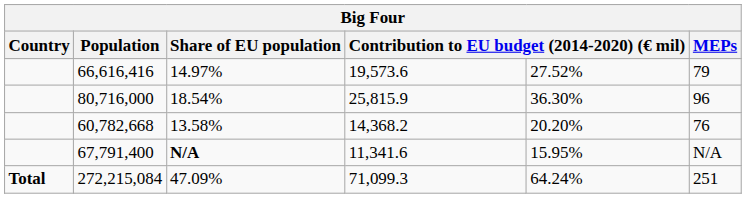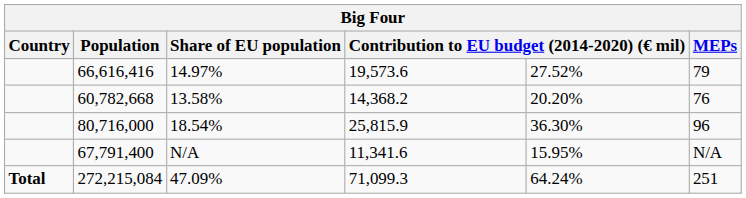rows swapped: (116, 98) <-> (116, 125)
(185, 152) bold -> (185, 152) normal
